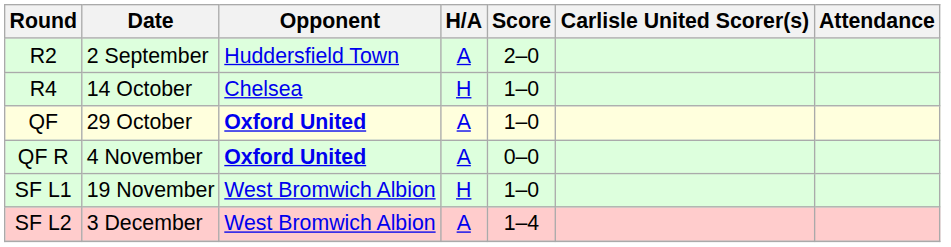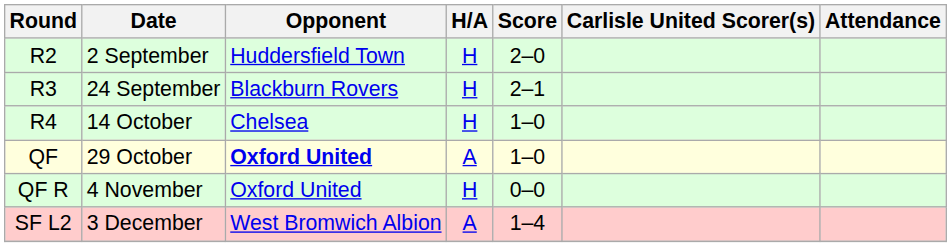(464, 55) A -> (470, 55) H
+ row: (43, 88)
(295, 156) bold -> (296, 190) normal
(464, 156) A -> (470, 190) H
- row: (43, 190)
